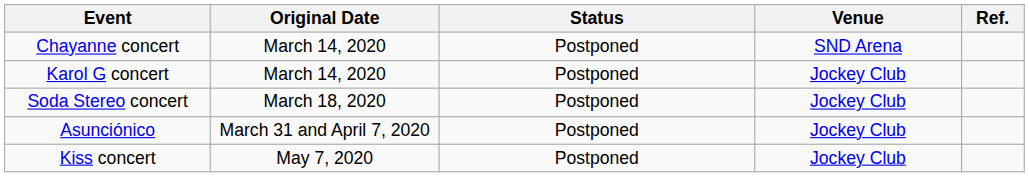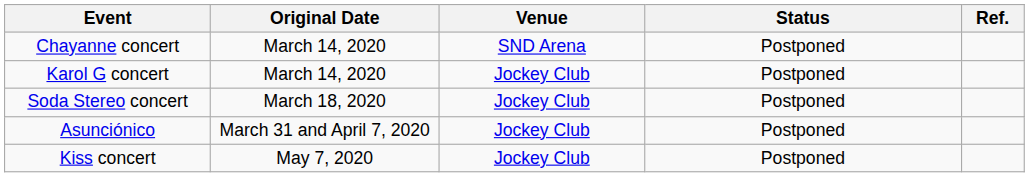columns swapped: (858, 18) <-> (597, 18)
